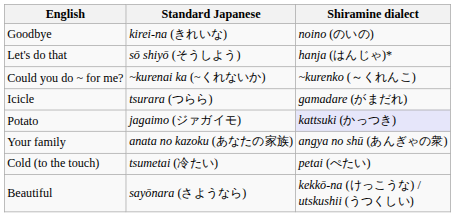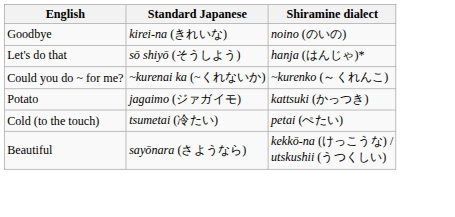- row: (21, 99)
(347, 120) lavender background -> (320, 98) no background
- row: (36, 142)
